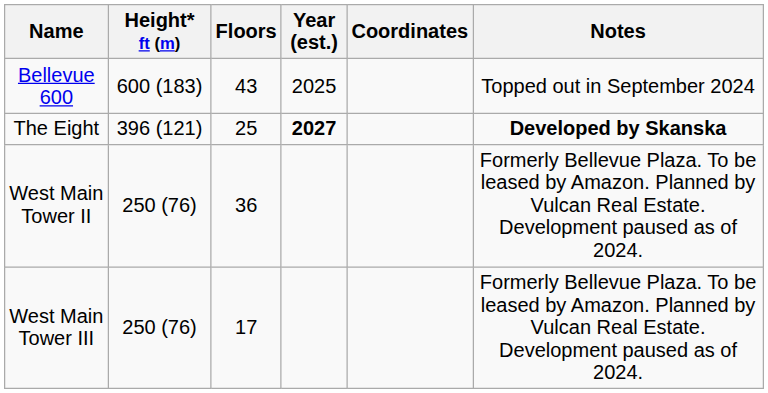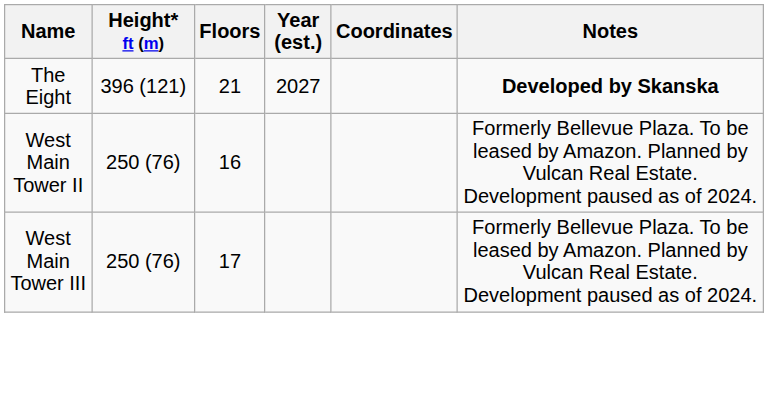- row: (56, 85)
(246, 128) 25 -> (230, 85) 21
(314, 128) bold -> (298, 85) normal
(246, 205) 36 -> (230, 162) 16
